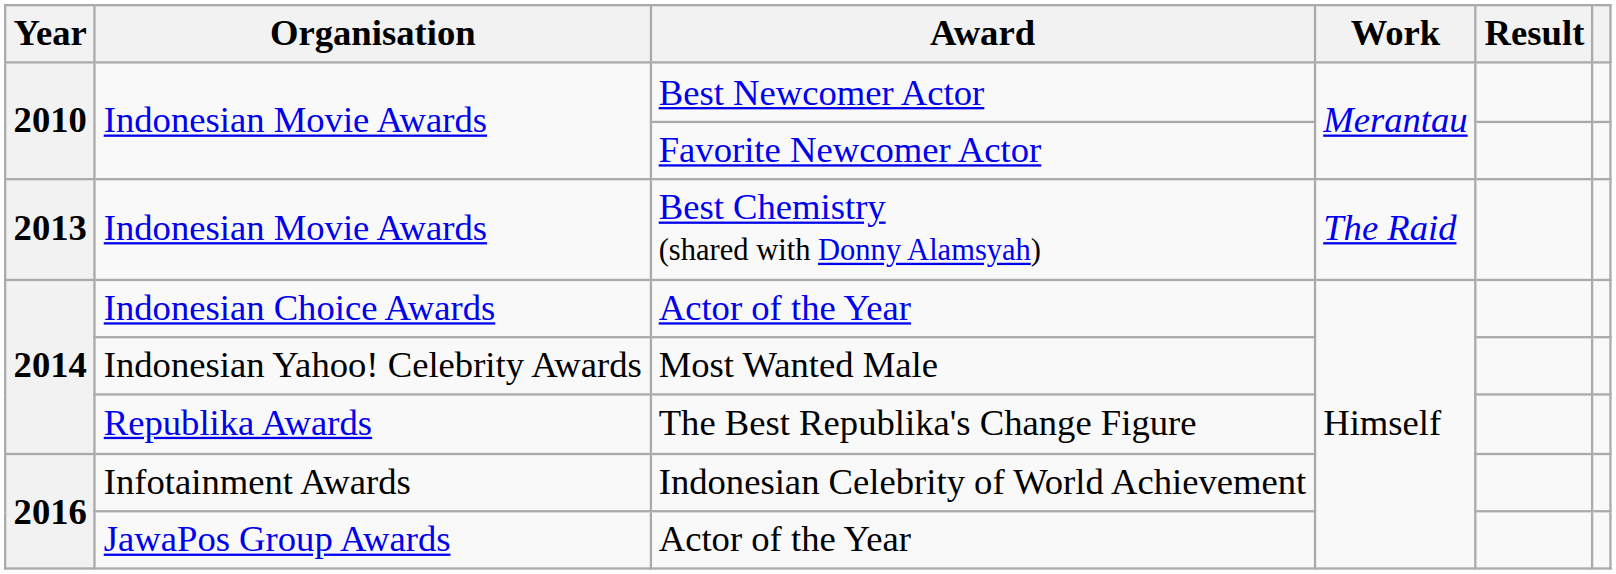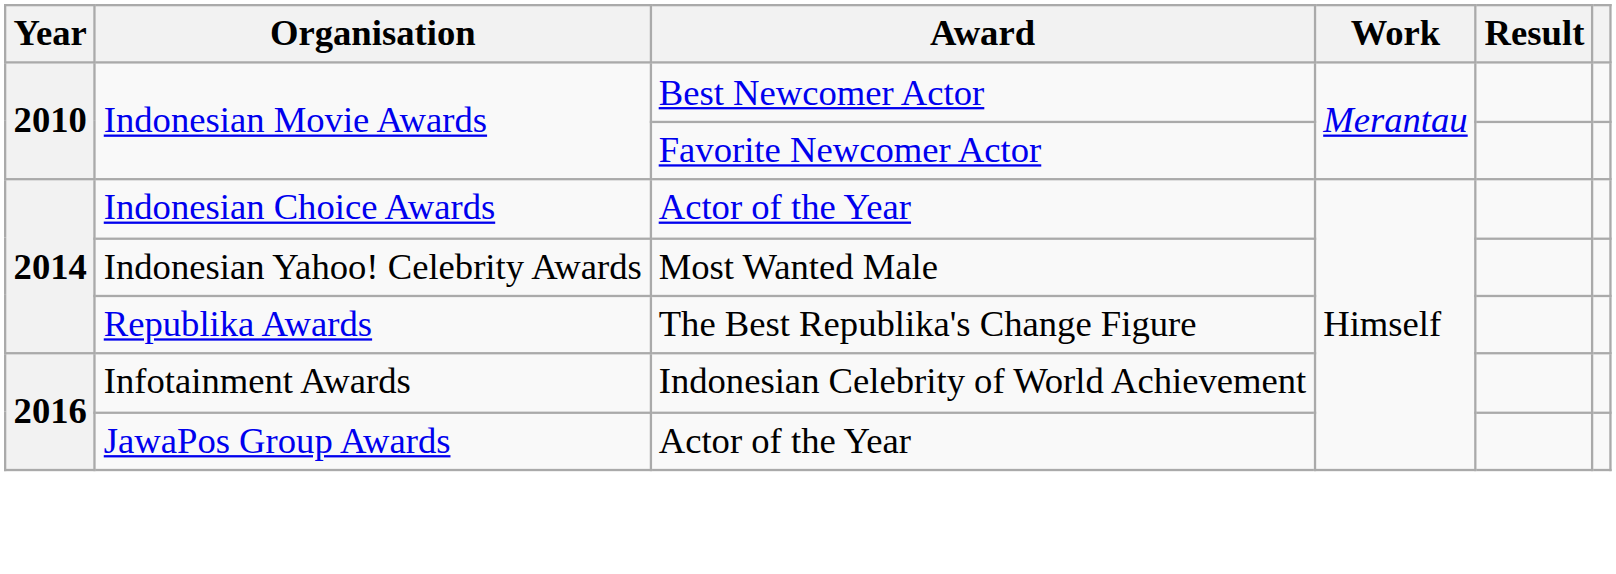- row: (295, 228)
